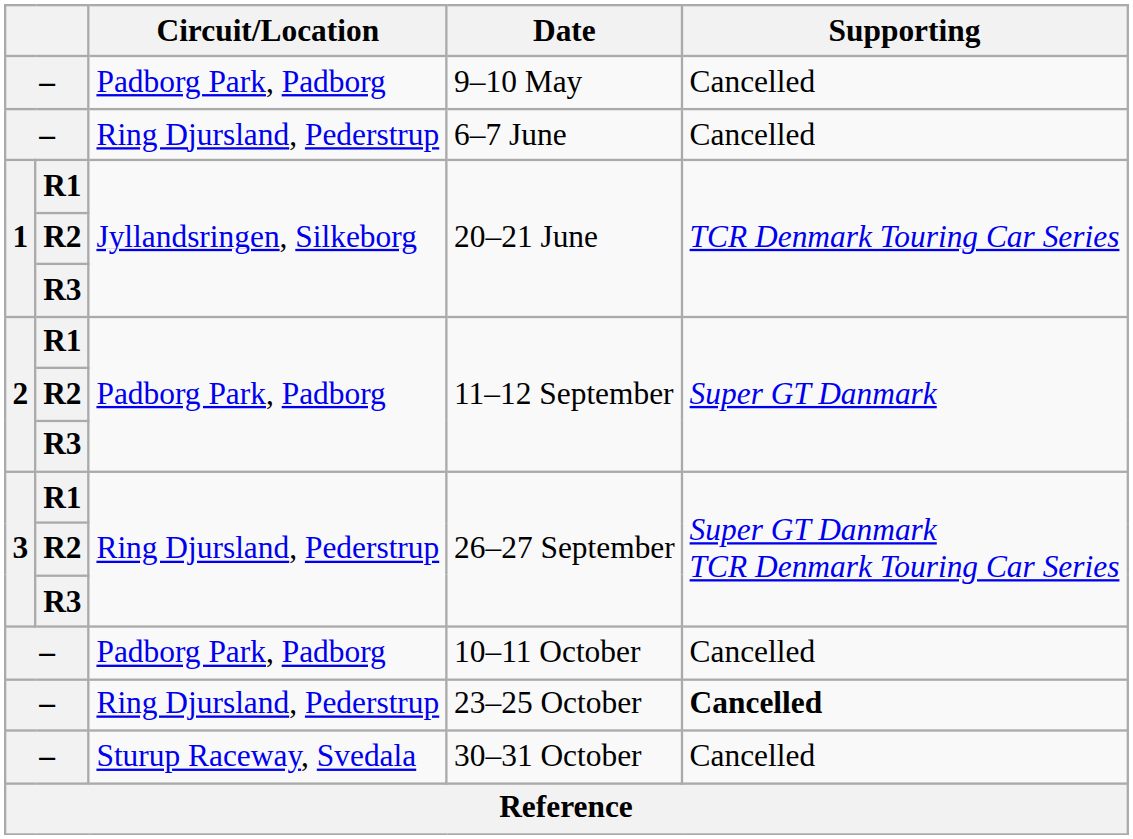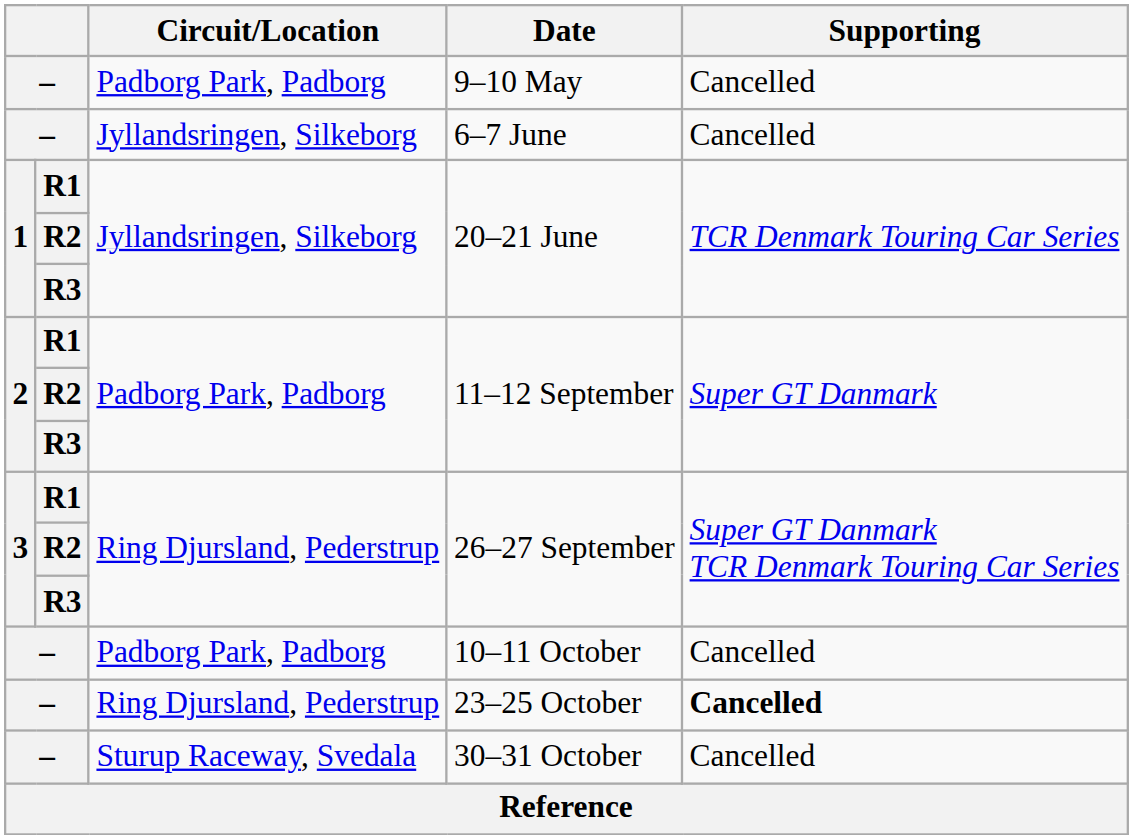(268, 133) Ring Djursland, Pederstrup -> (257, 133) Jyllandsringen, Silkeborg
